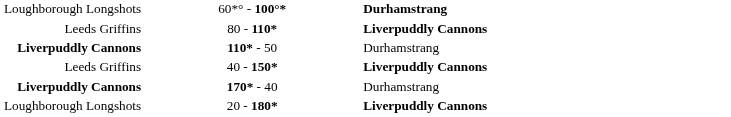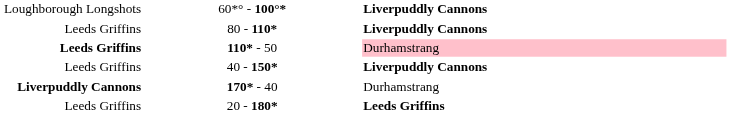(405, 9) Durhamstrang -> (425, 9) Liverpuddly Cannons
(79, 48) Liverpuddly Cannons -> (100, 48) Leeds Griffins
(401, 48) no background -> (401, 48) pink background
(73, 105) Loughborough Longshots -> (103, 105) Leeds Griffins
(425, 105) Liverpuddly Cannons -> (404, 105) Leeds Griffins
